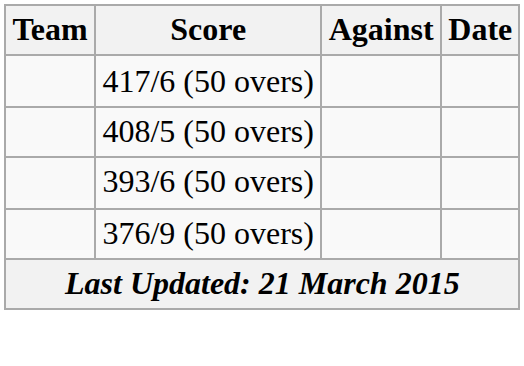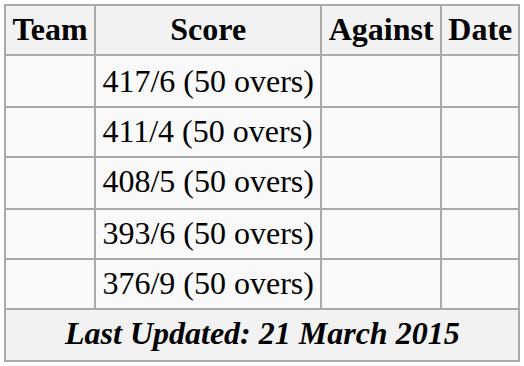+ row: (208, 131)
